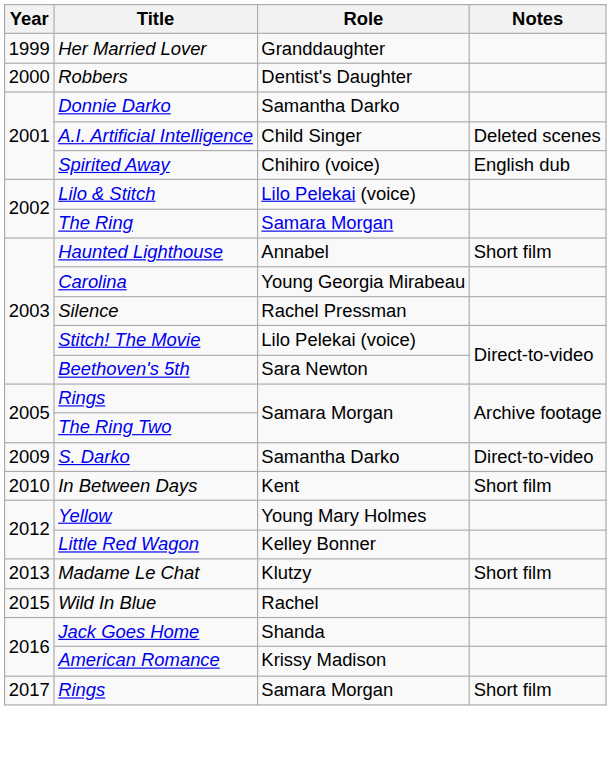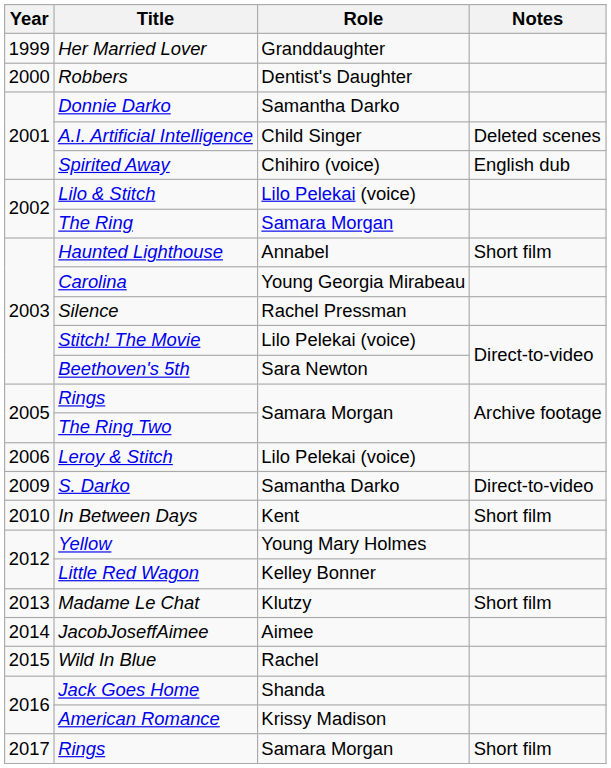+ row: (29, 456)
+ row: (29, 631)
